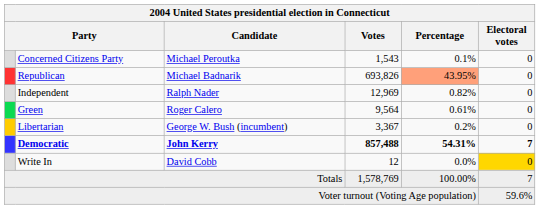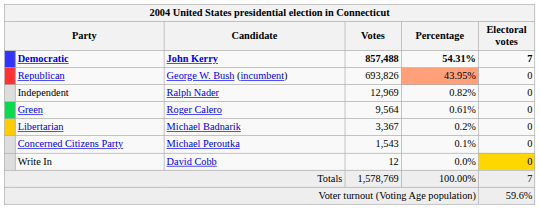rows swapped: (43, 144) <-> (70, 59)
(204, 76) Michael Badnarik -> (227, 76) George W. Bush (incumbent)
(227, 127) George W. Bush (incumbent) -> (204, 127) Michael Badnarik
